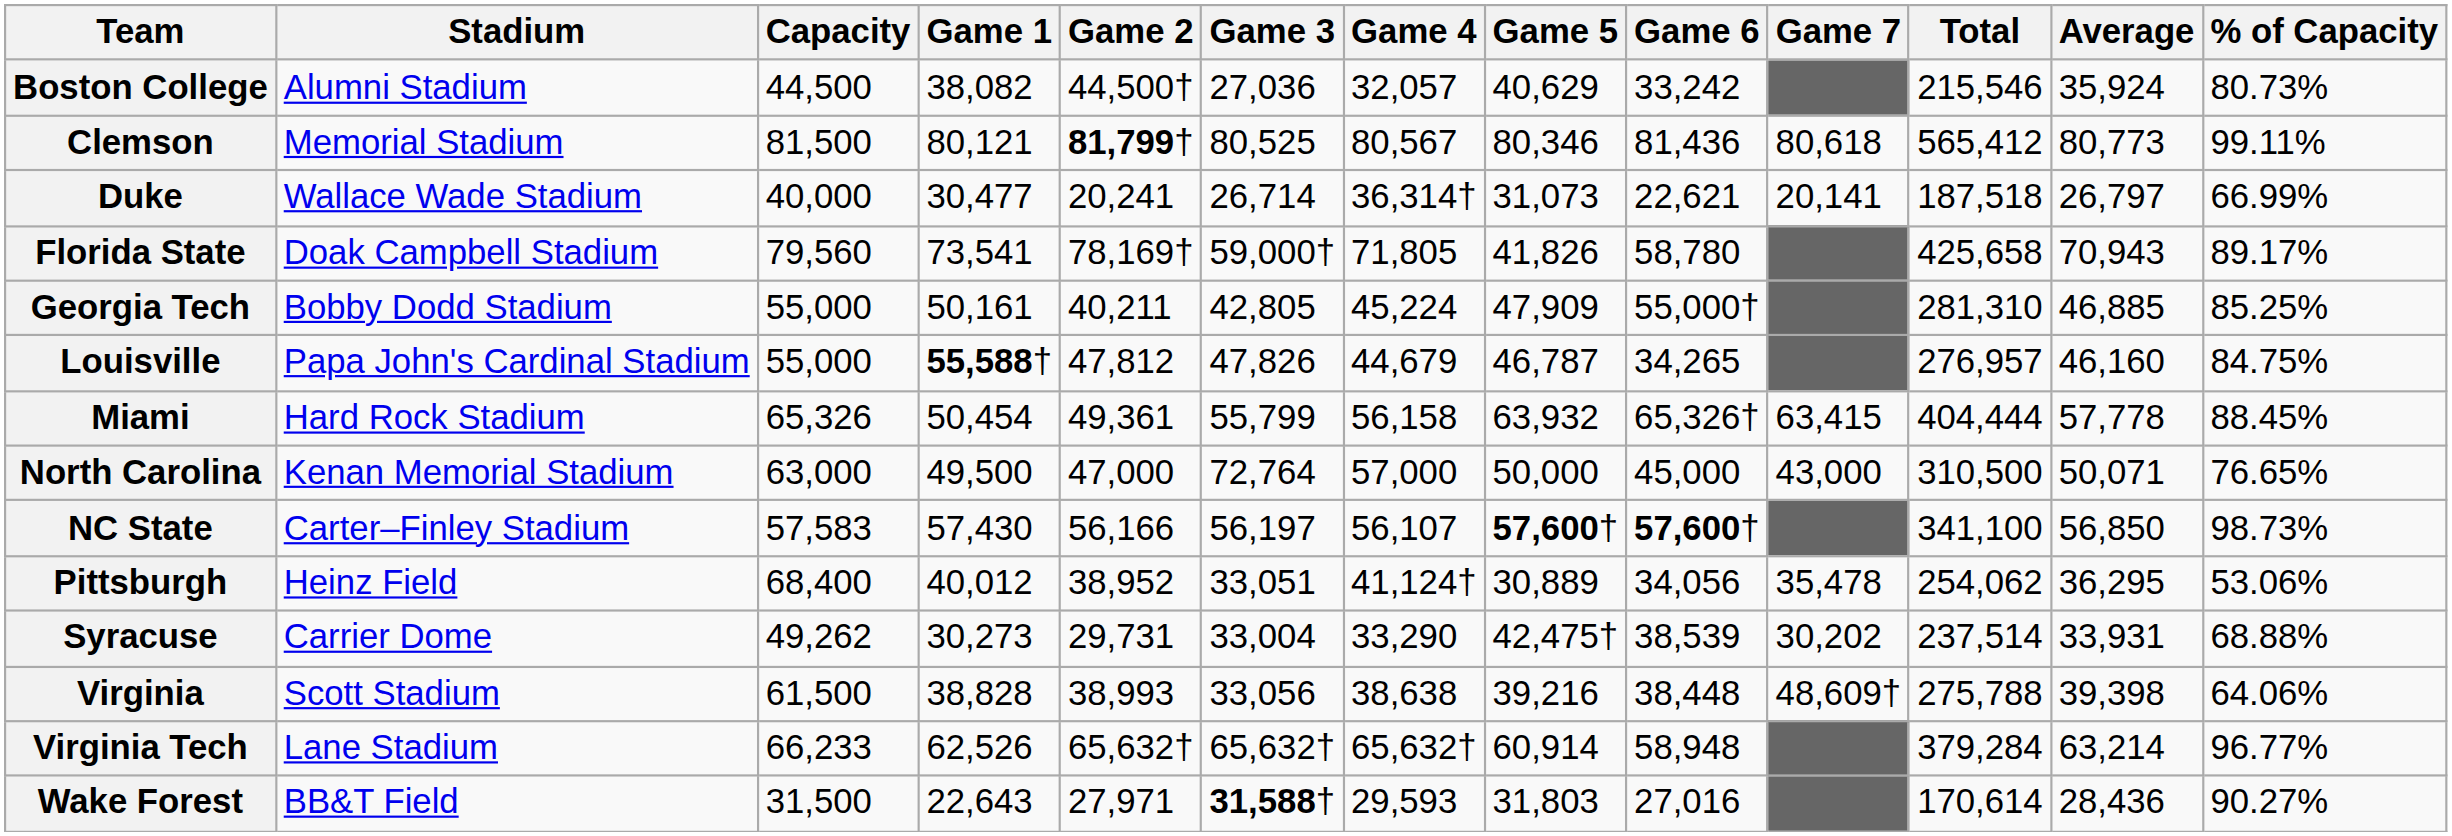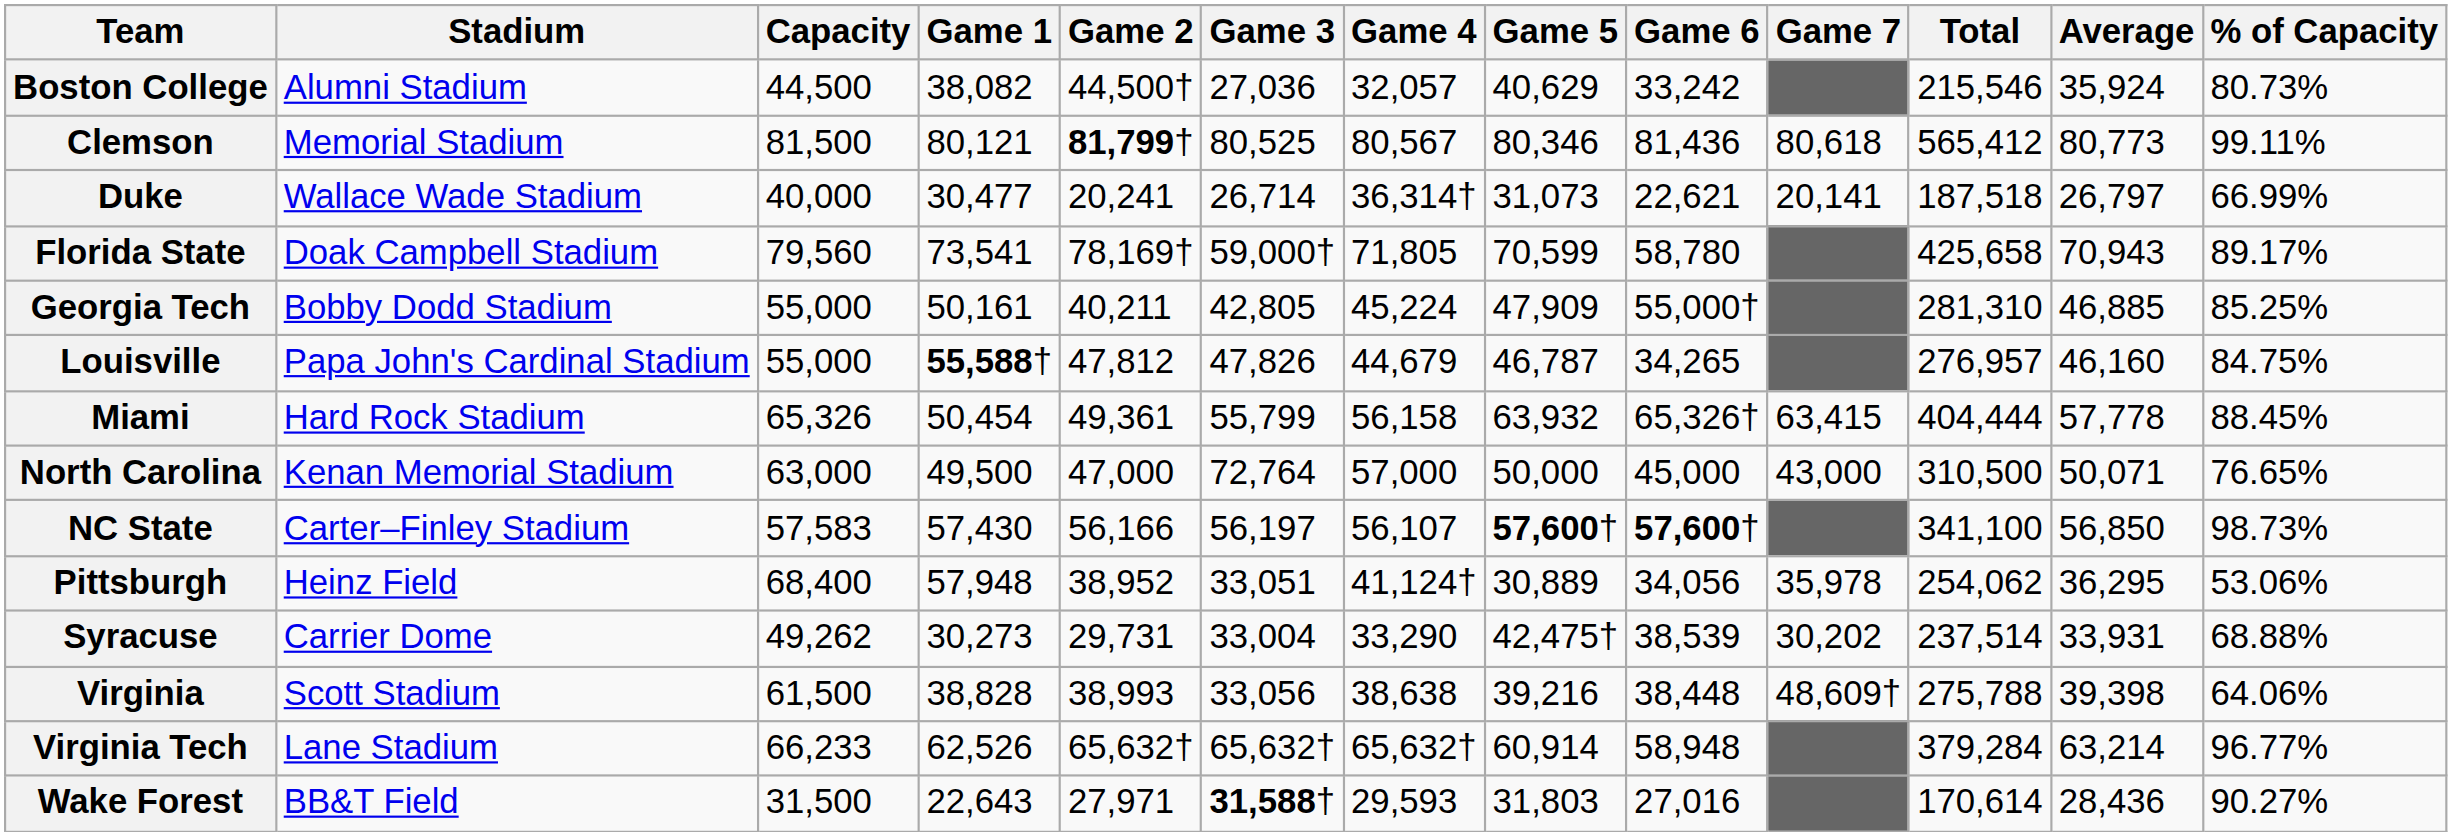(1546, 252) 41,826 -> (1546, 252) 70,599
(980, 582) 40,012 -> (980, 582) 57,948
(1829, 582) 35,478 -> (1829, 582) 35,978
